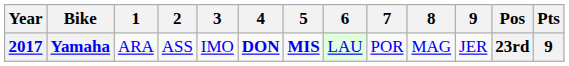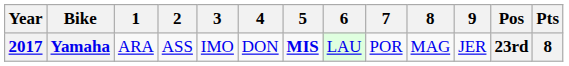(261, 46) bold -> (260, 46) normal
(549, 46) 9 -> (548, 46) 8
